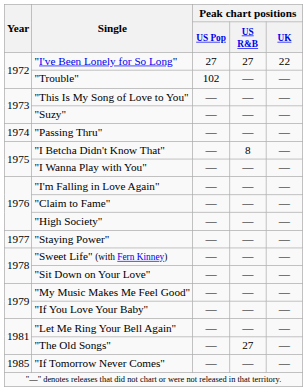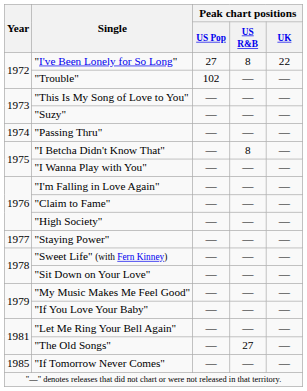(248, 61) 27 -> (248, 61) 8
